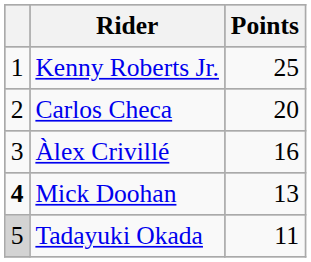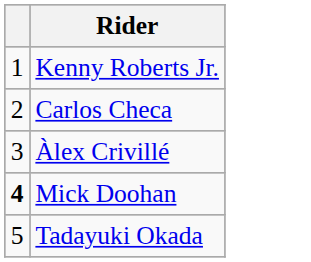- column: (265, 25)
(17, 236) lightgrey background -> (17, 236) no background
